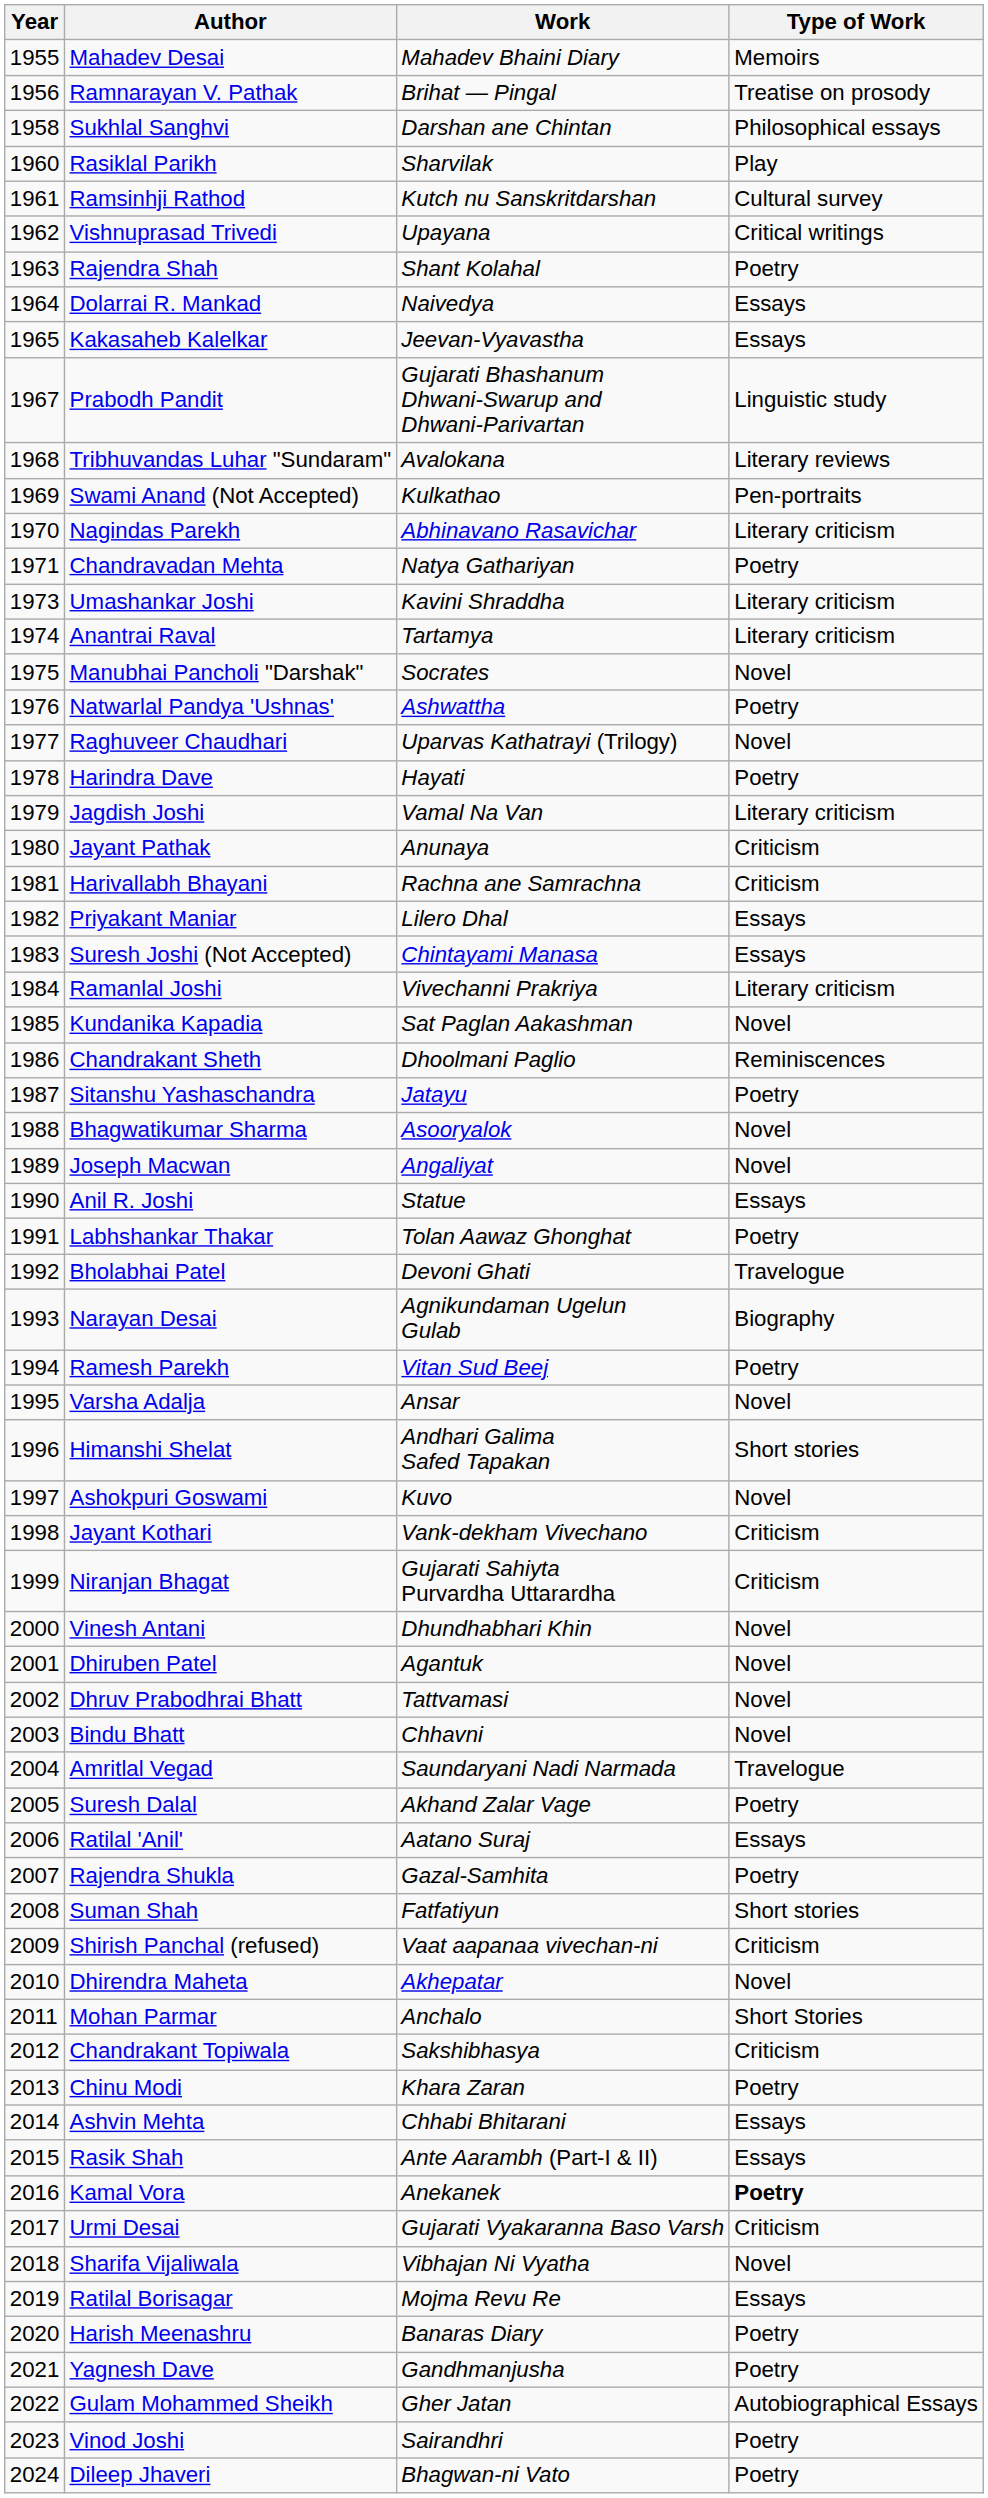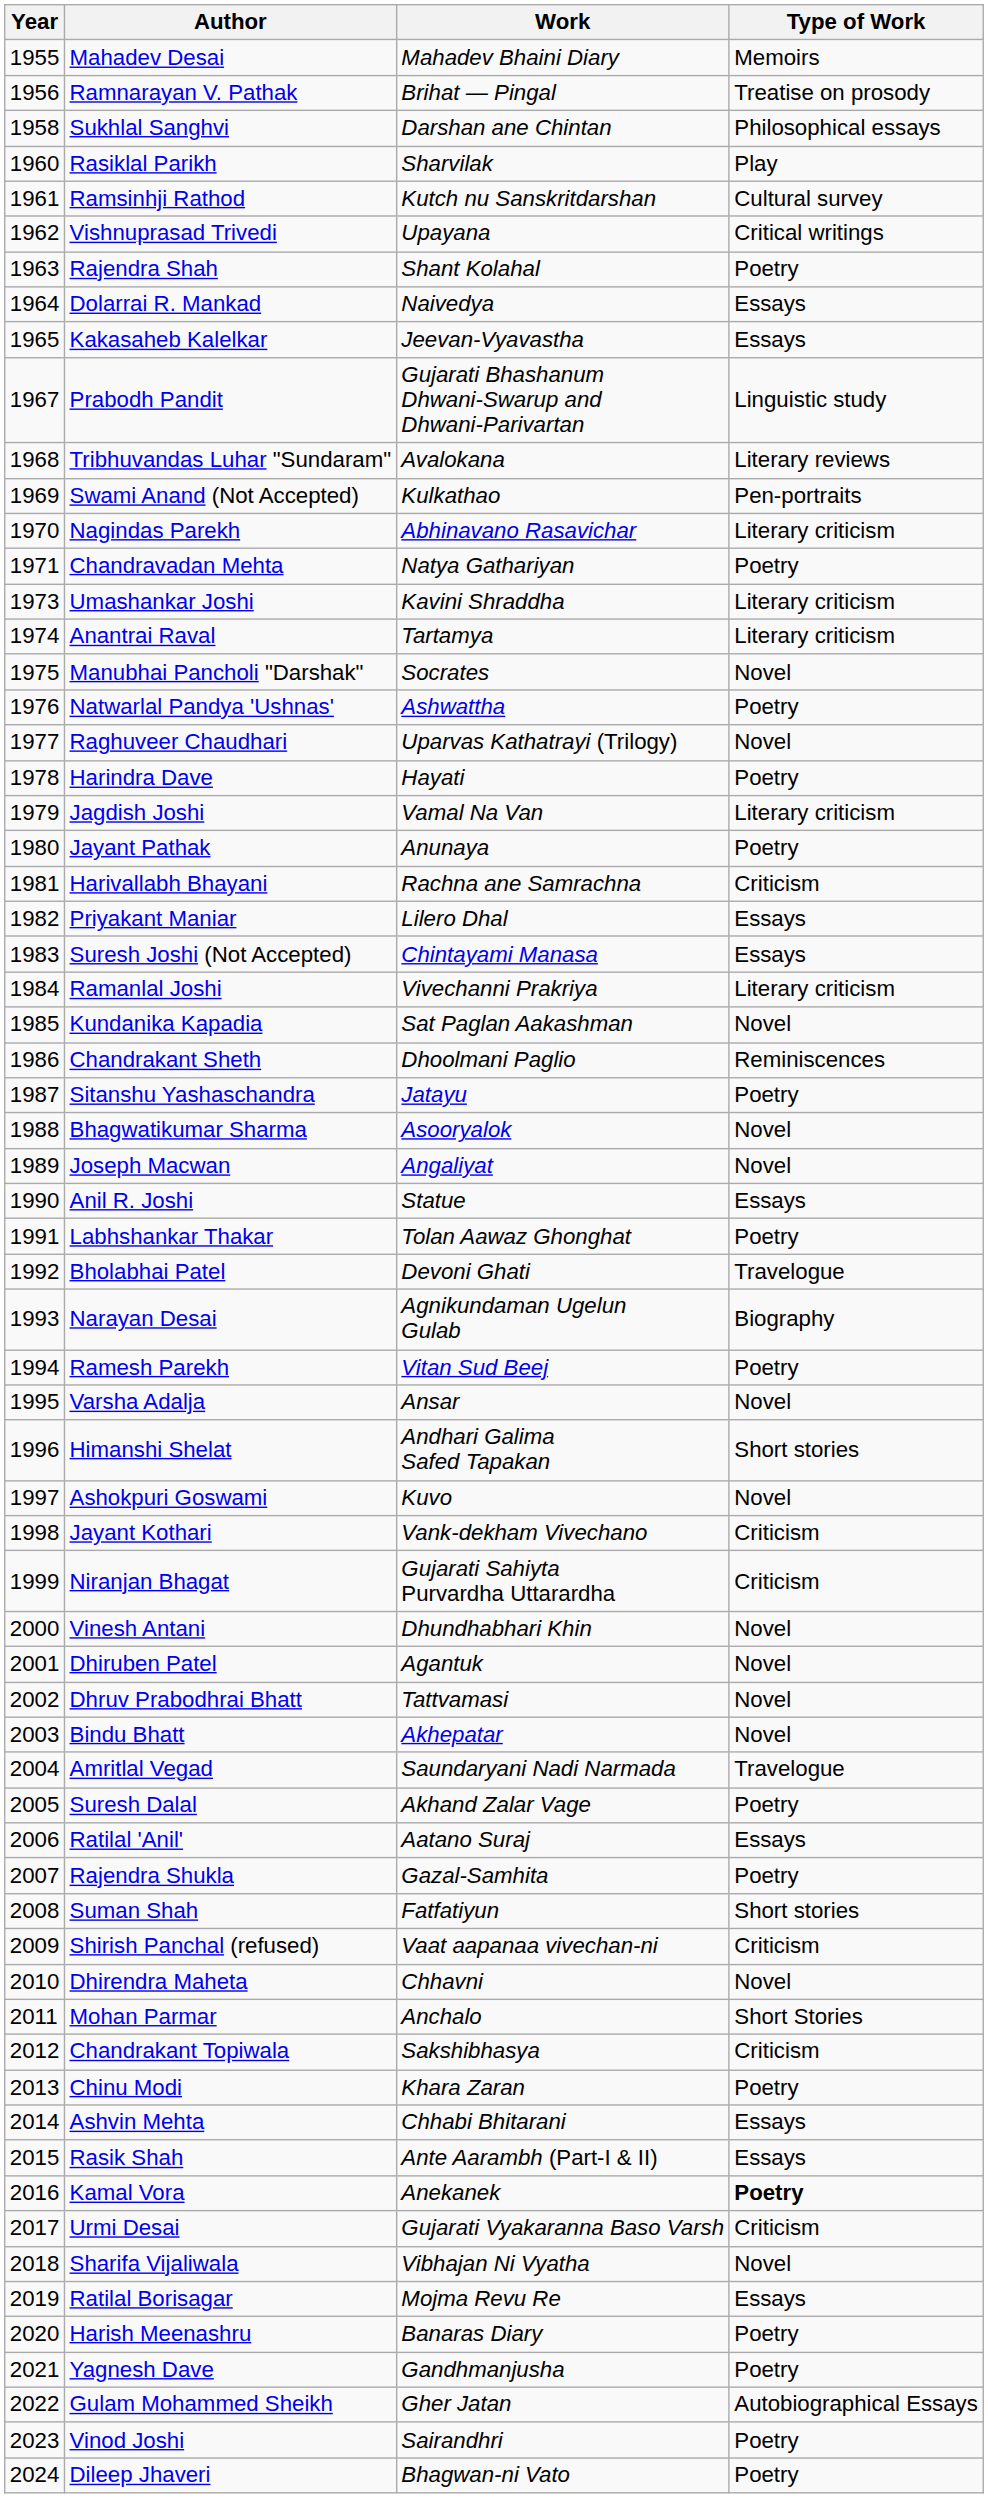(777, 848) Criticism -> (766, 848) Poetry
(442, 1734) Chhavni -> (452, 1734) Akhepatar
(452, 1981) Akhepatar -> (442, 1981) Chhavni
